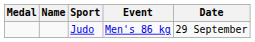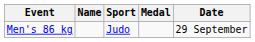columns swapped: (22, 12) <-> (138, 12)
